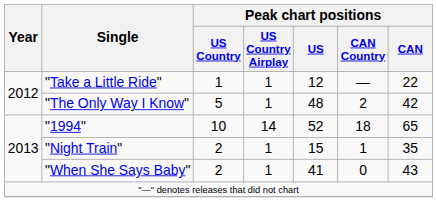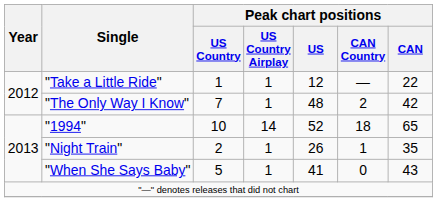(219, 104) 5 -> (219, 104) 7
(316, 148) 15 -> (316, 148) 26
(219, 170) 2 -> (219, 170) 5
